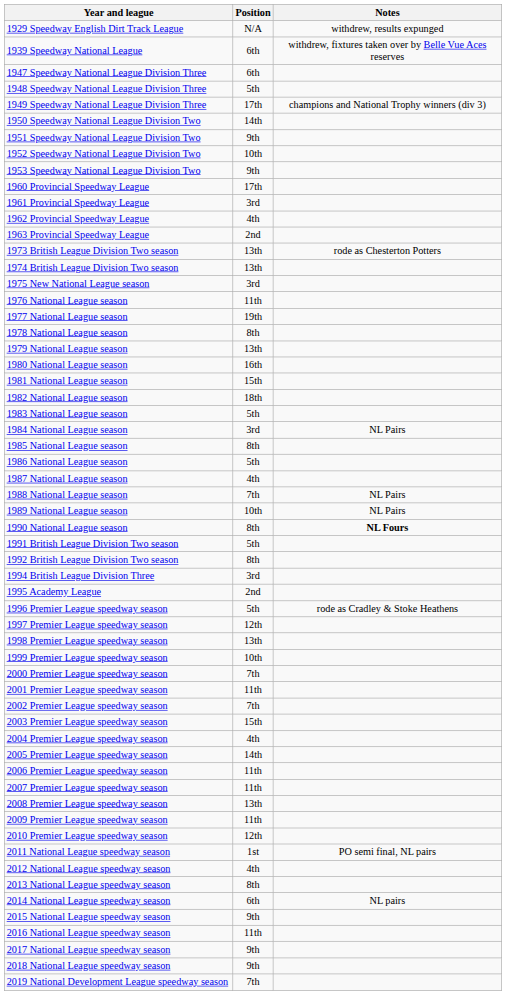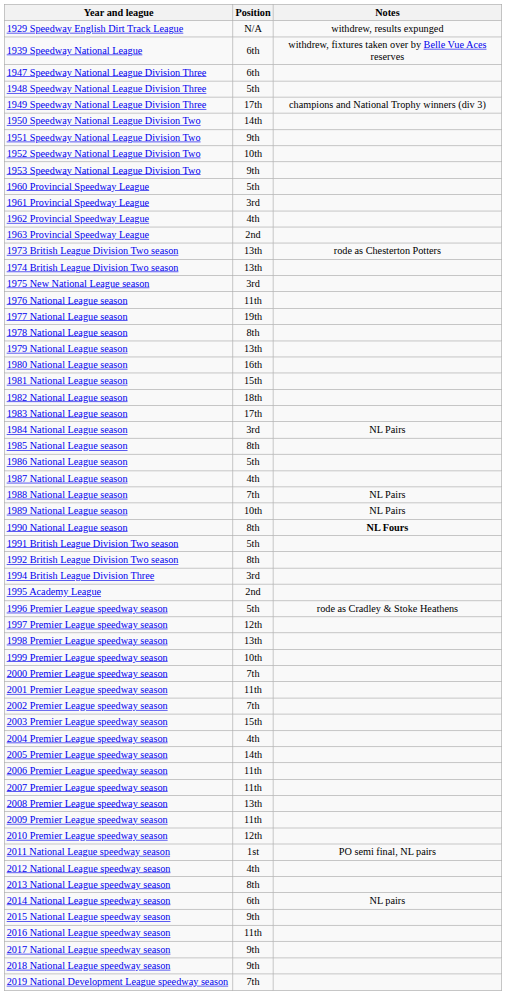(253, 186) 17th -> (253, 186) 5th
(253, 413) 5th -> (253, 413) 17th
